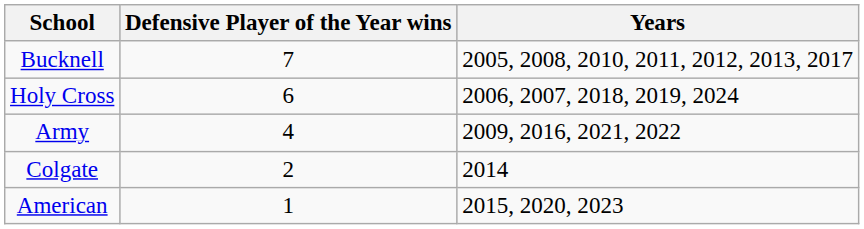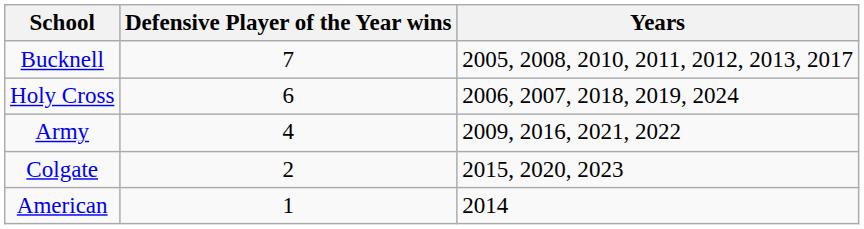(485, 168) 2014 -> (543, 168) 2015, 2020, 2023
(543, 205) 2015, 2020, 2023 -> (485, 205) 2014
